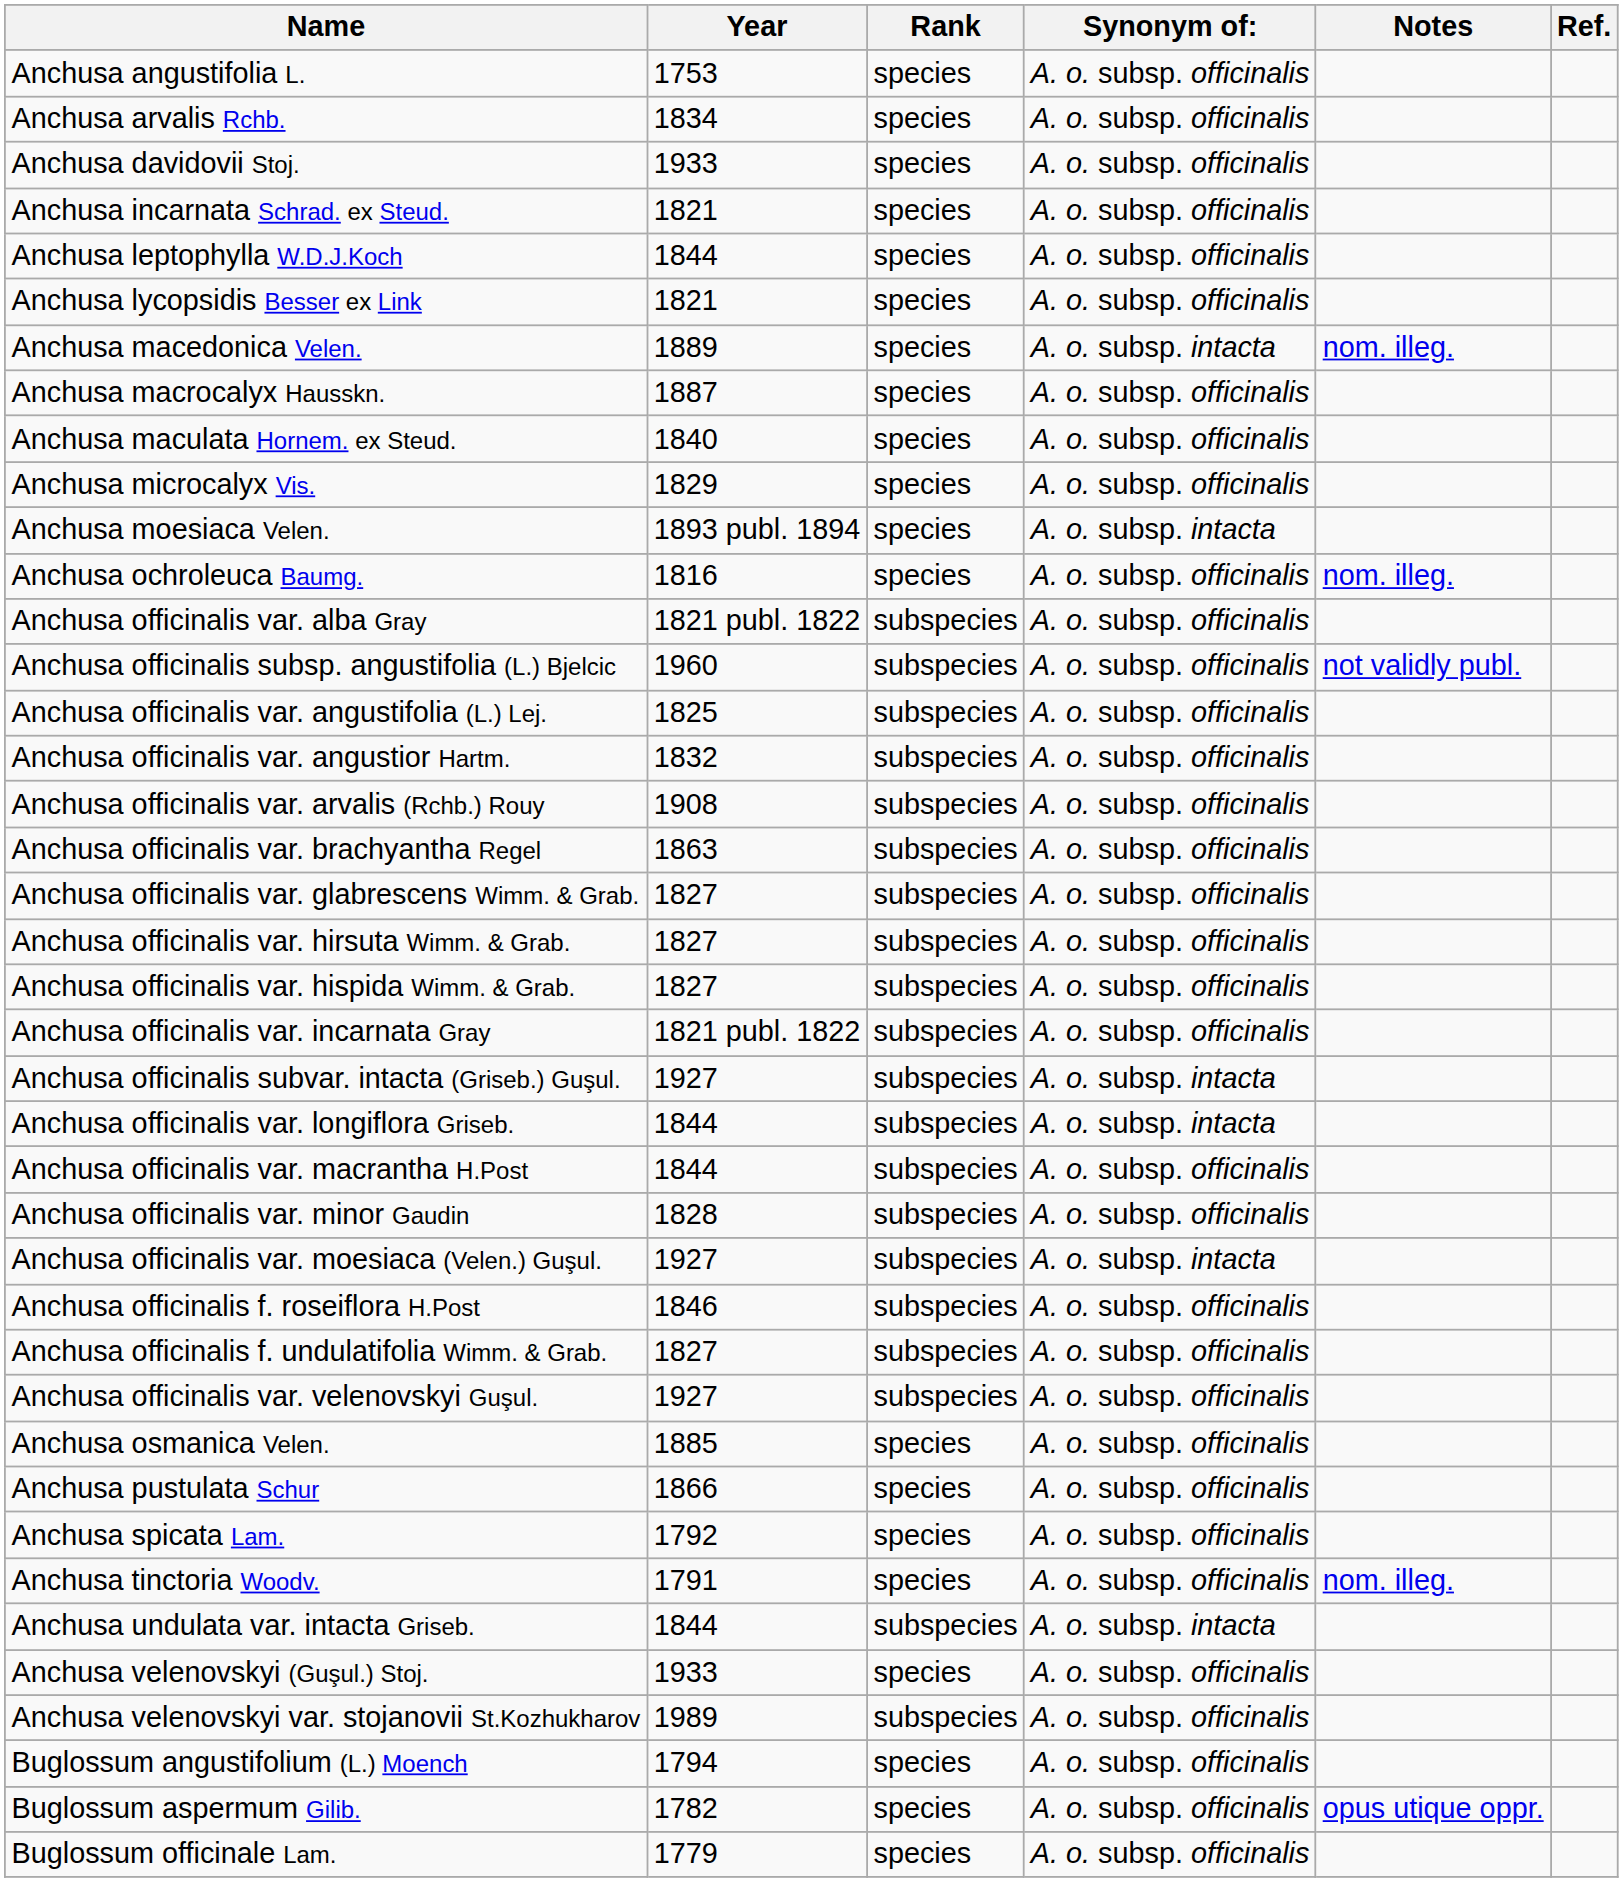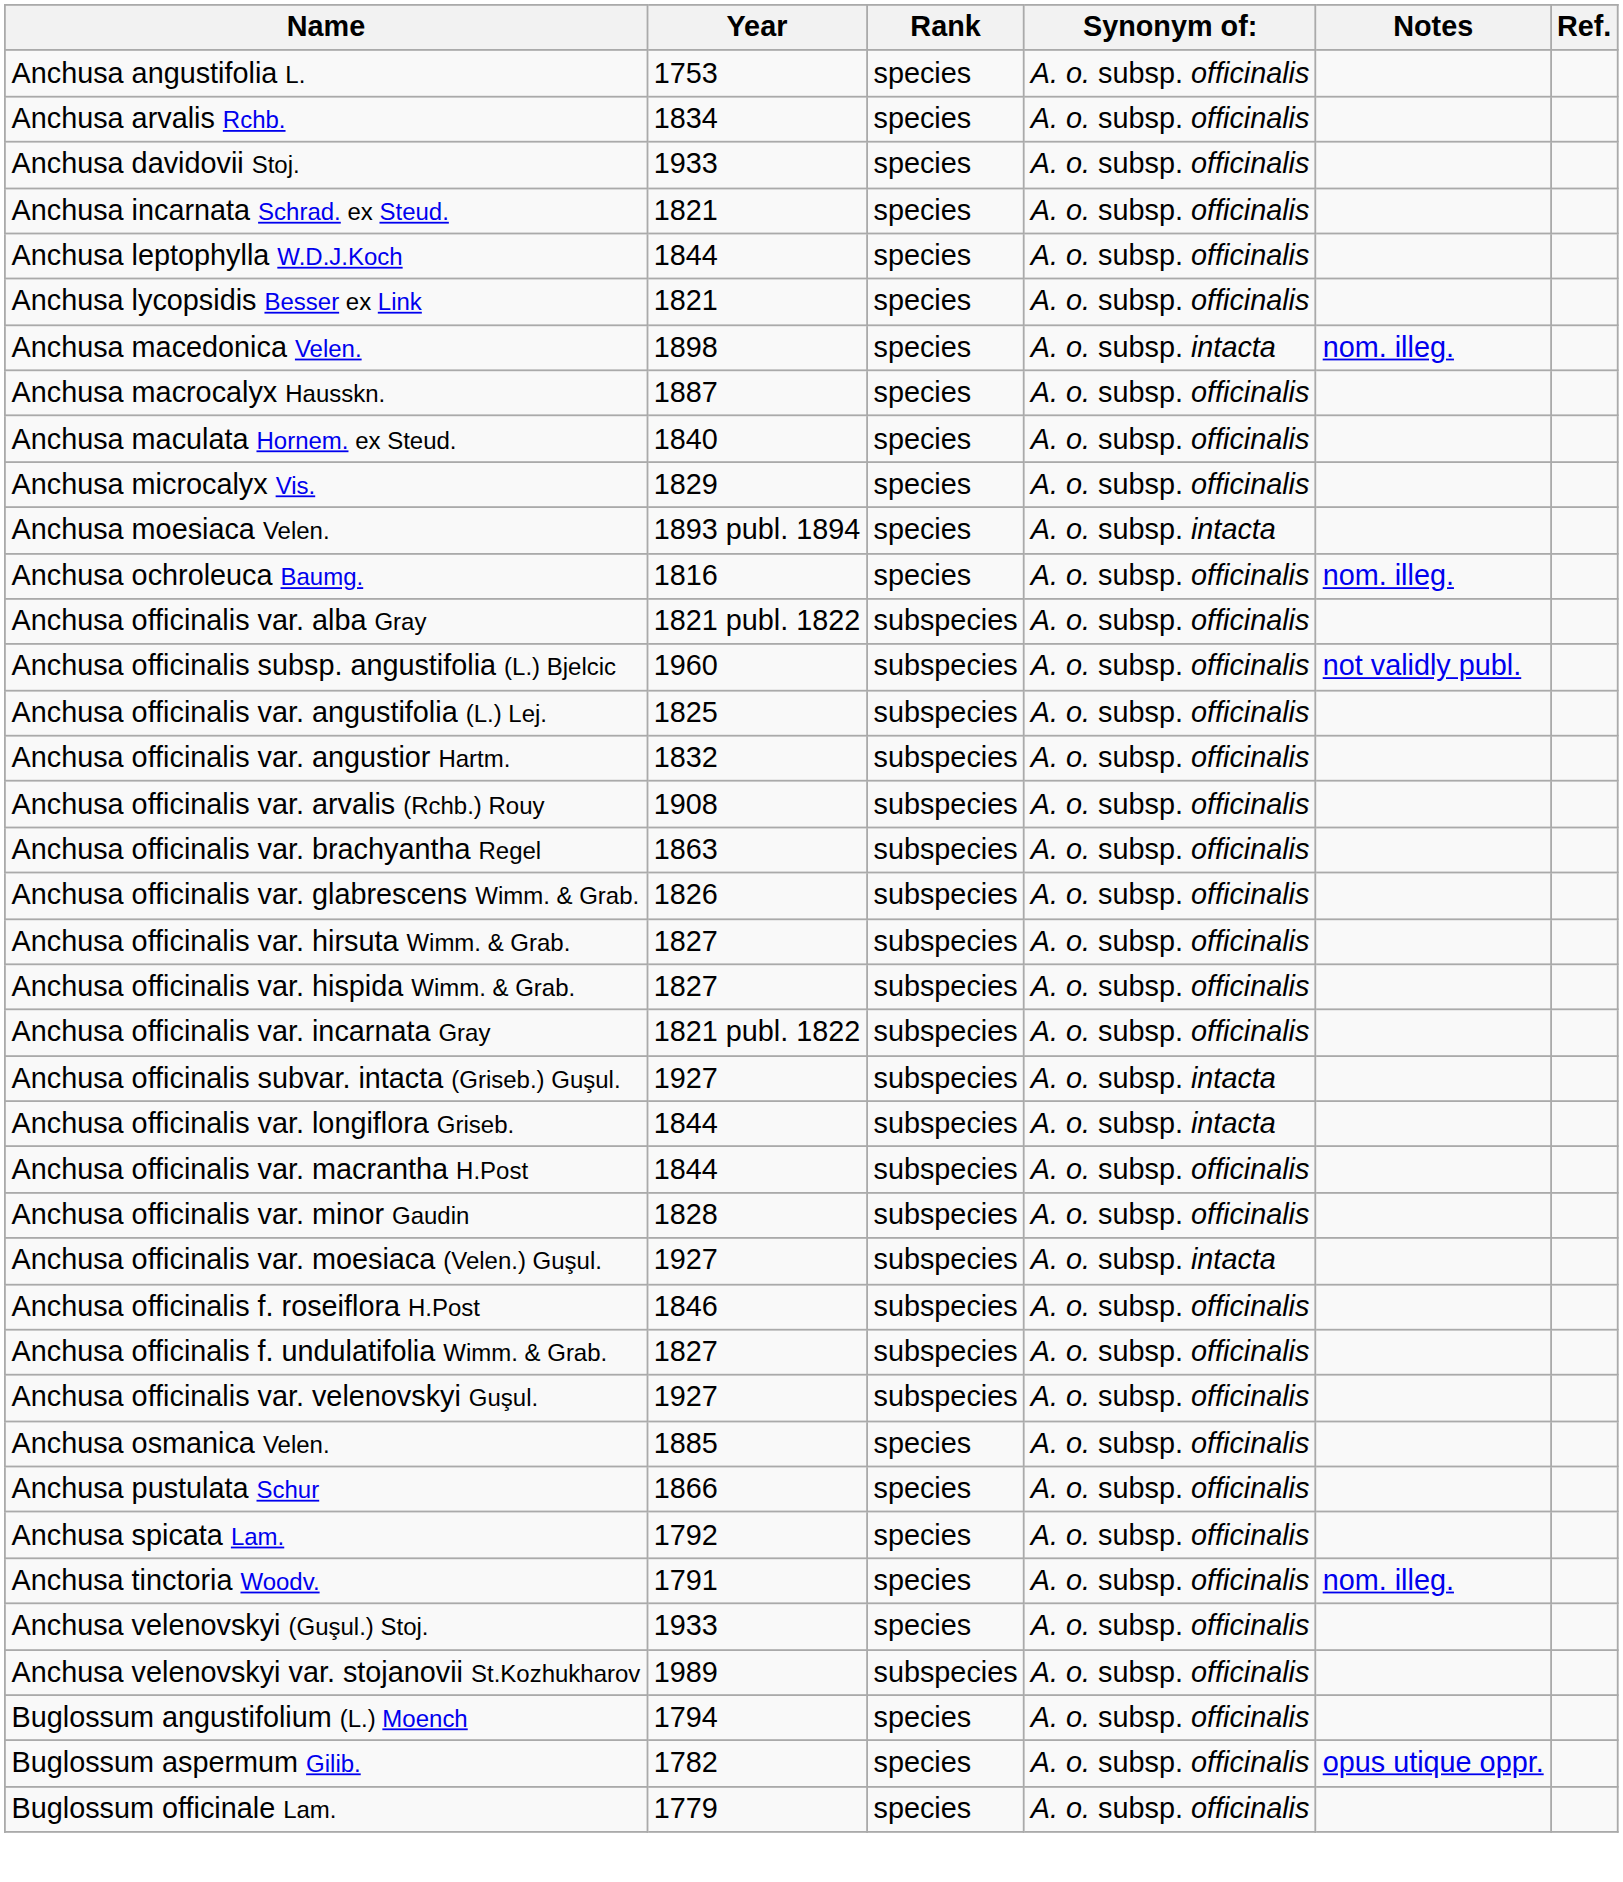(686, 347) 1889 -> (686, 347) 1898
(686, 895) 1827 -> (686, 895) 1826
- row: (243, 1625)
